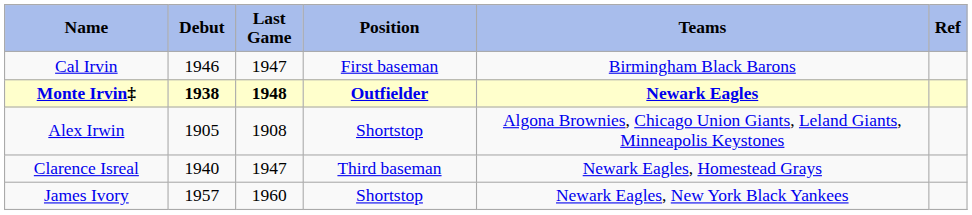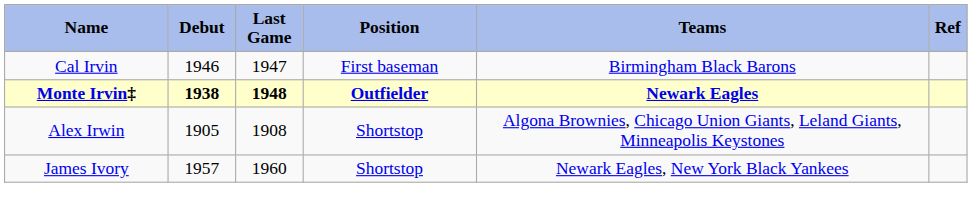- row: (86, 168)
